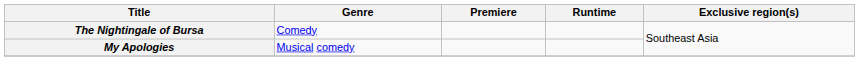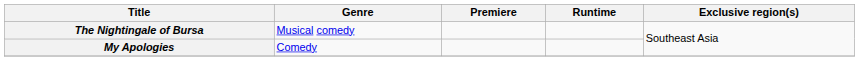(297, 30) Comedy -> (316, 30) Musical comedy
(316, 47) Musical comedy -> (297, 47) Comedy
